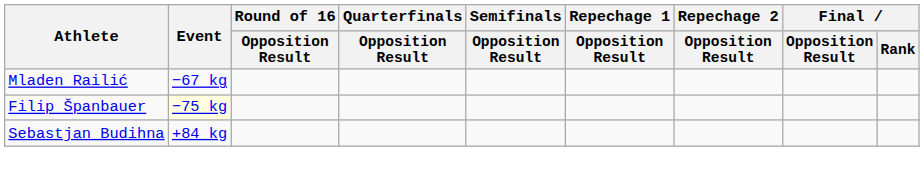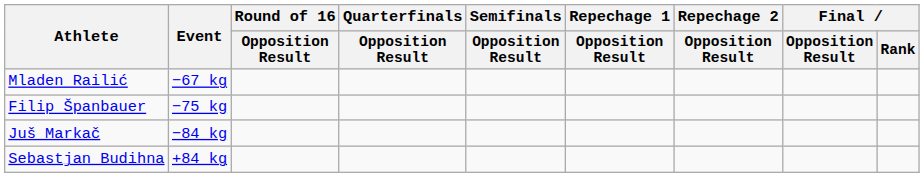(200, 107) lightyellow background -> (200, 107) no background
+ row: (54, 133)
